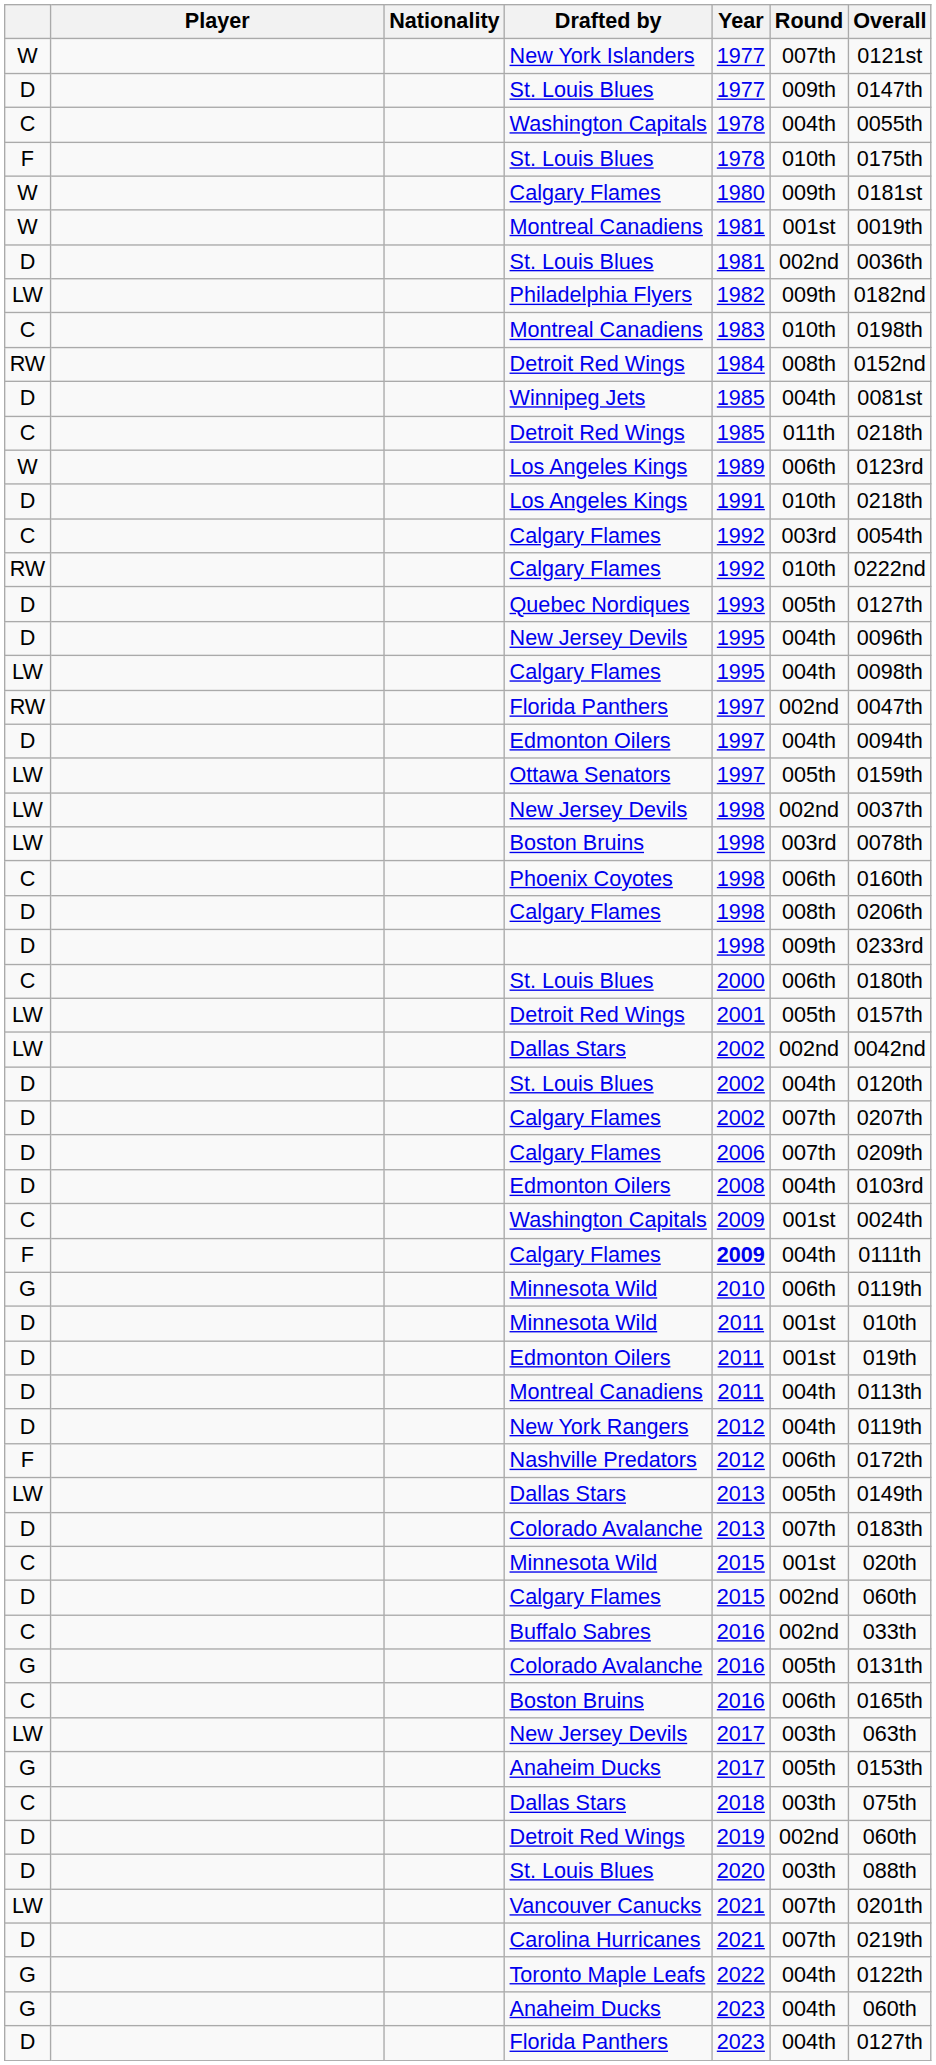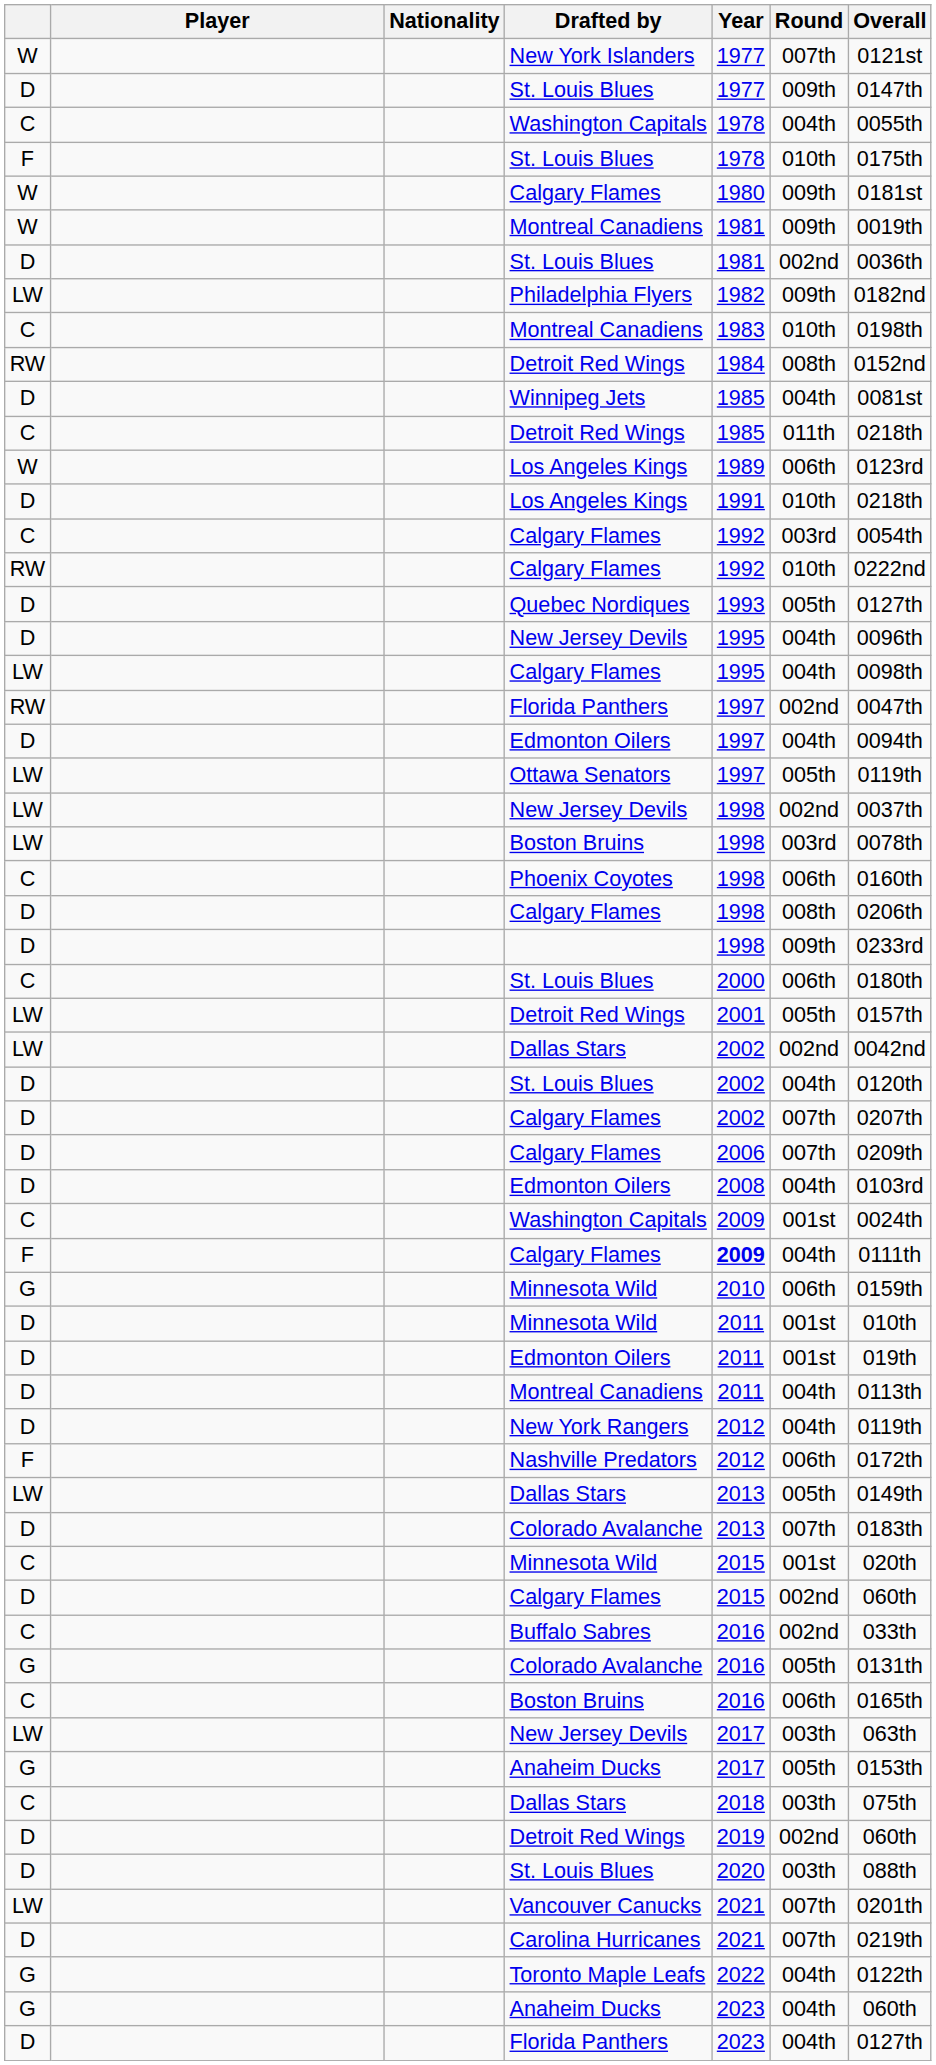(809, 227) 001st -> (809, 227) 009th
(890, 775) 0159th -> (890, 775) 0119th
(890, 1289) 0119th -> (890, 1289) 0159th
